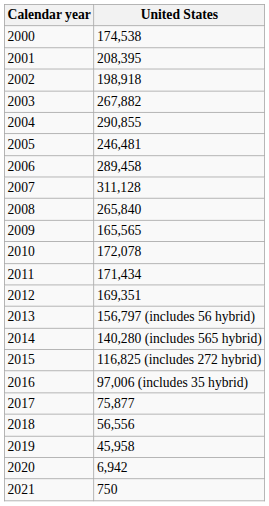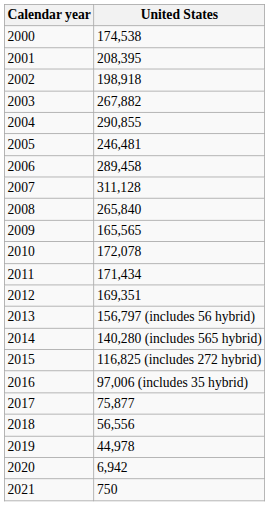(116, 446) 45,958 -> (116, 446) 44,978
